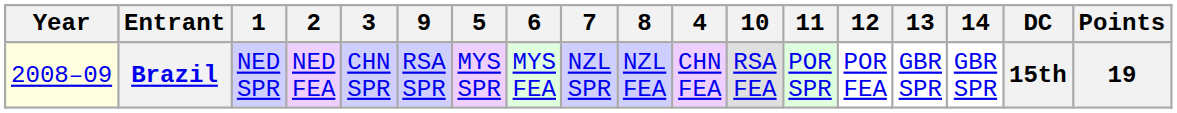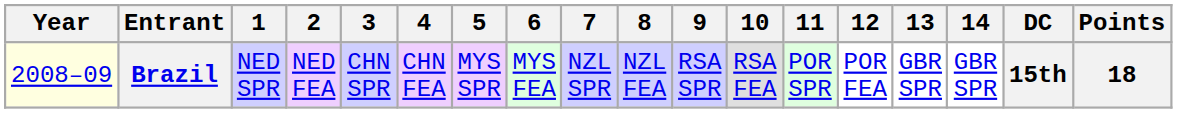columns swapped: (700, 24) <-> (424, 24)
(1122, 75) 19 -> (1122, 75) 18
